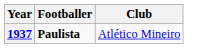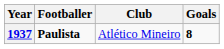+ column: (201, 14)
